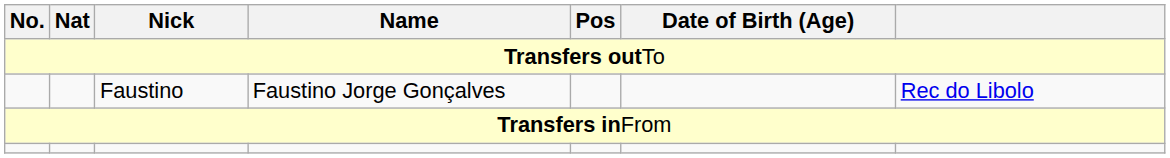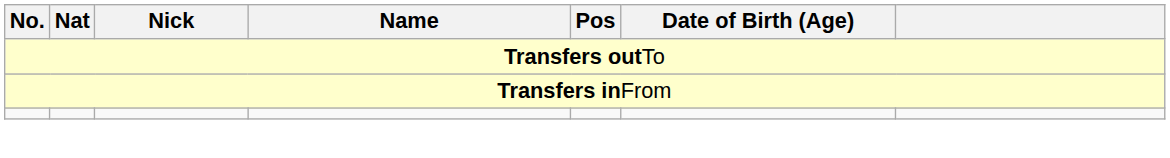- row: (142, 90)
